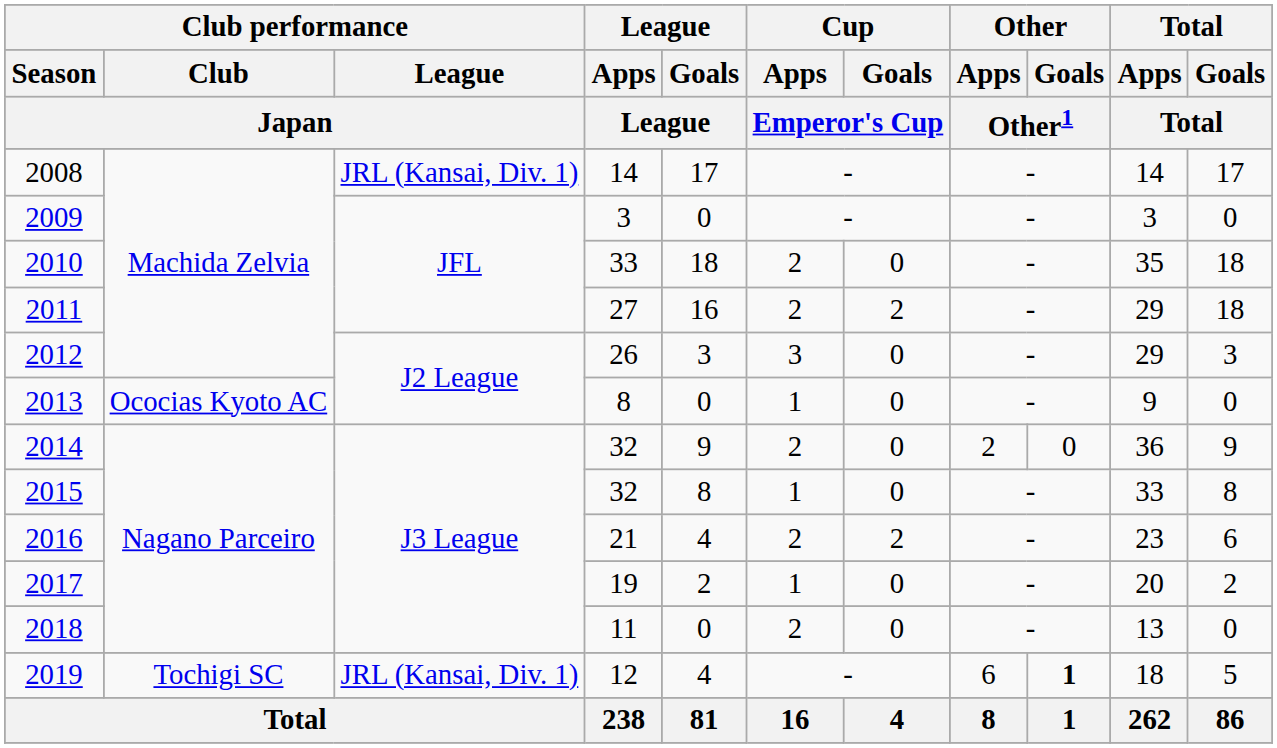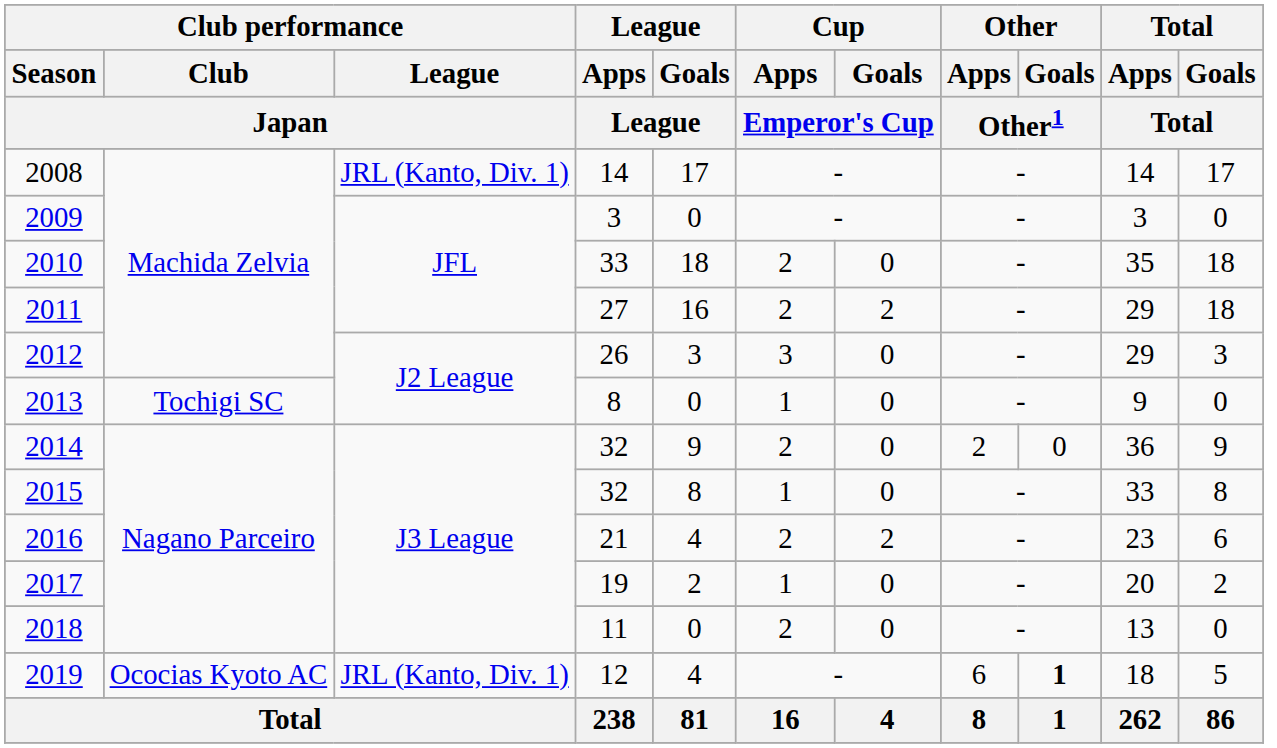(459, 172) JRL (Kansai, Div. 1) -> (455, 172) JRL (Kanto, Div. 1)
(218, 400) Ococias Kyoto AC -> (218, 400) Tochigi SC
(218, 674) Tochigi SC -> (218, 674) Ococias Kyoto AC
(459, 674) JRL (Kansai, Div. 1) -> (455, 674) JRL (Kanto, Div. 1)
